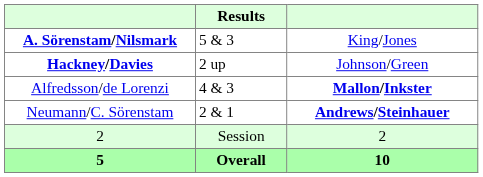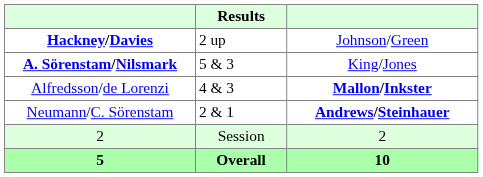rows swapped: (100, 40) <-> (100, 64)
